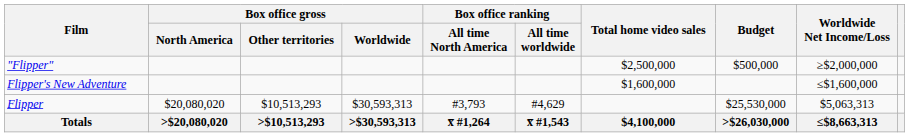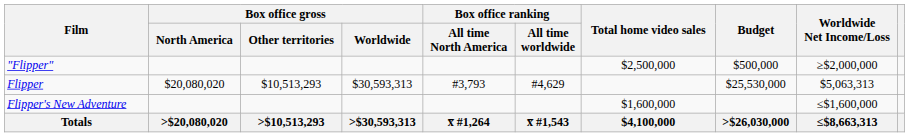rows swapped: (67, 84) <-> (25, 103)
